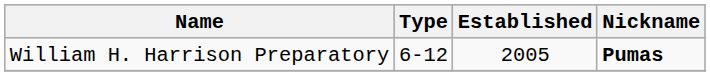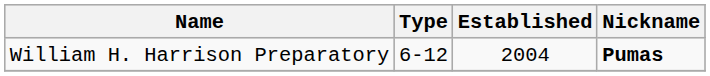(525, 55) 2005 -> (525, 55) 2004
